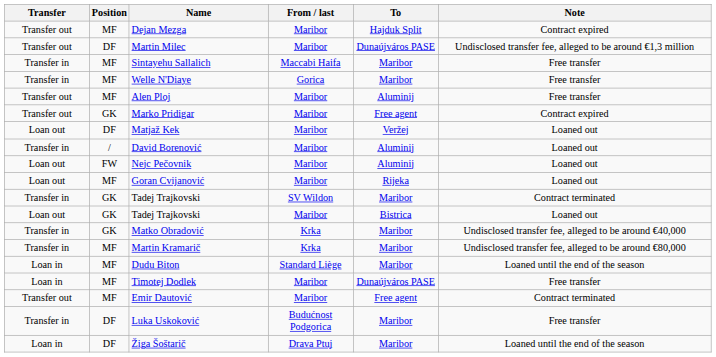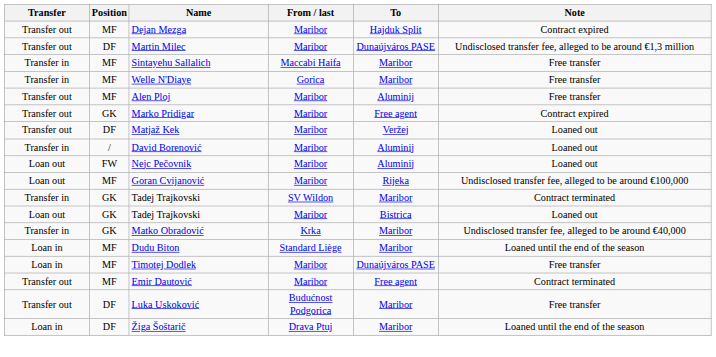(47, 130) Loan out -> (47, 130) Transfer out
(575, 181) Loaned out -> (575, 181) Undisclosed transfer fee, alleged to be around €100,000
- row: (166, 248)
(47, 321) Transfer in -> (47, 304) Transfer out
